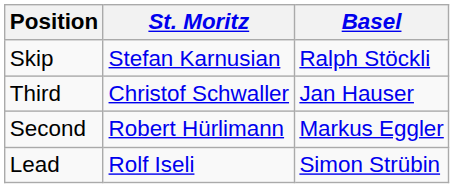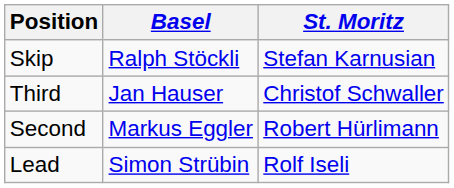columns swapped: (372, 22) <-> (199, 22)
